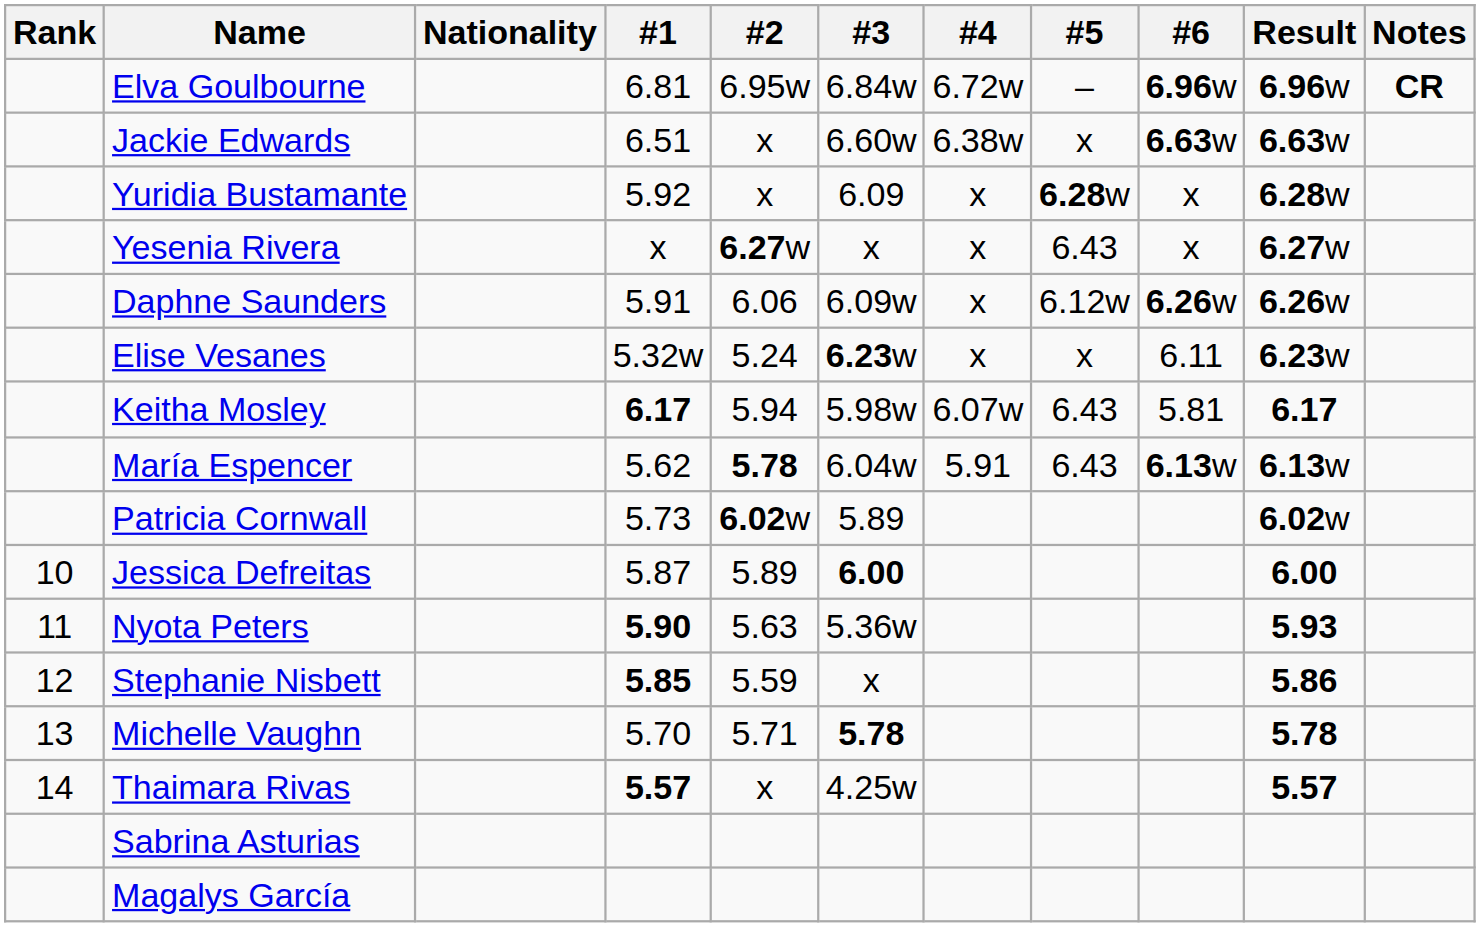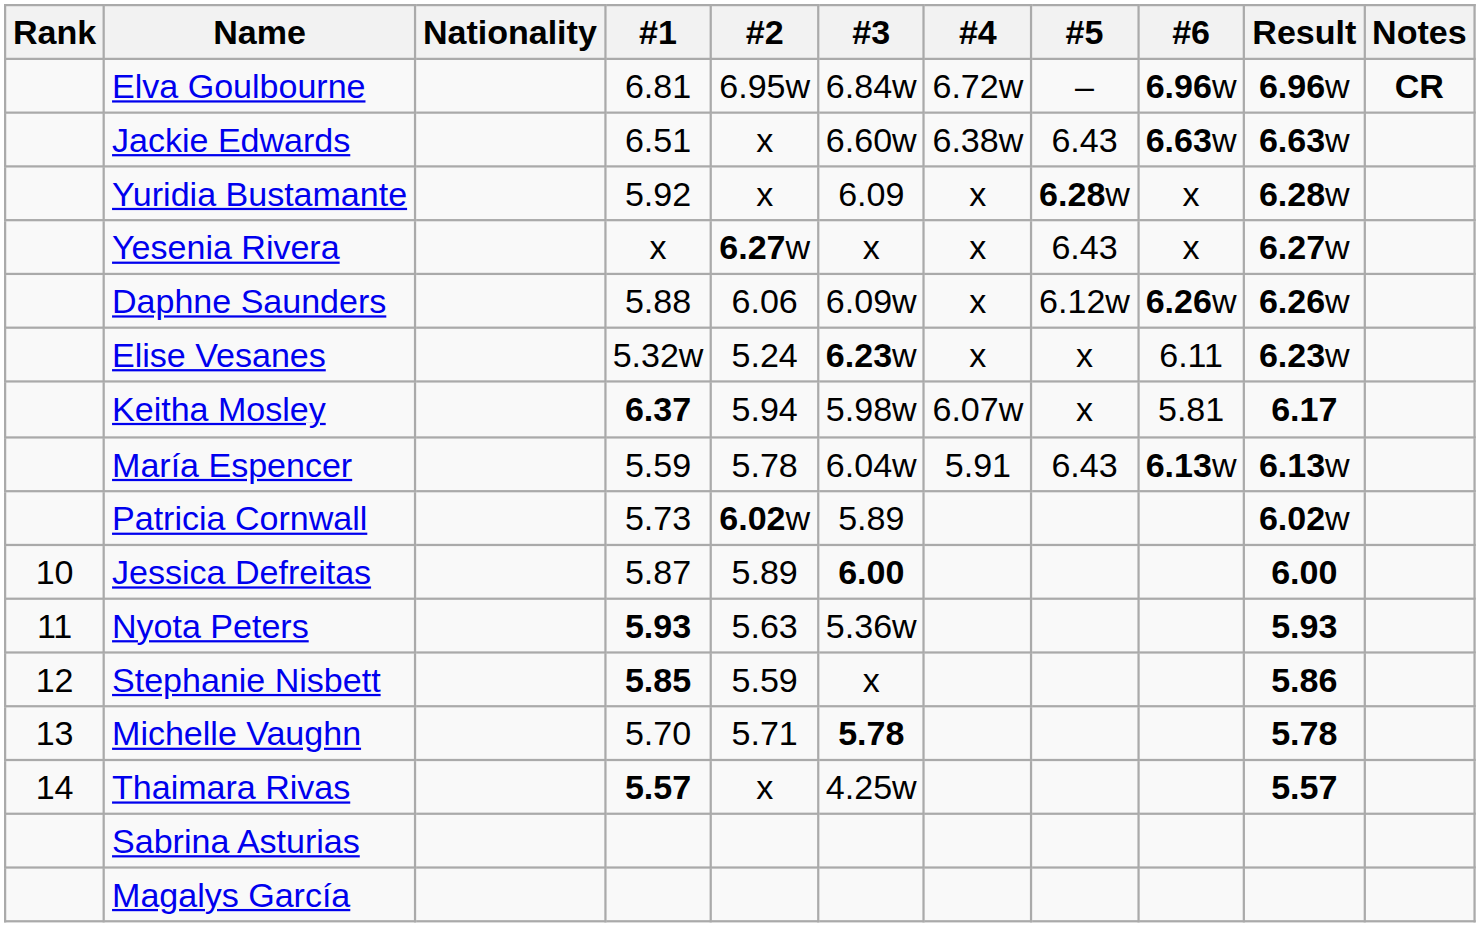(1084, 140) x -> (1084, 140) 6.43
(658, 302) 5.91 -> (658, 302) 5.88
(658, 410) 6.17 -> (658, 410) 6.37
(1084, 410) 6.43 -> (1084, 410) x
(658, 463) 5.62 -> (658, 463) 5.59
(765, 463) bold -> (765, 463) normal
(658, 625) 5.90 -> (658, 625) 5.93
